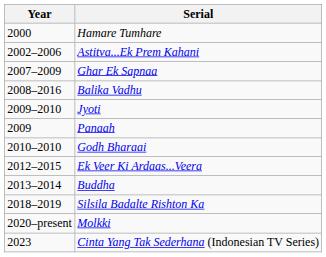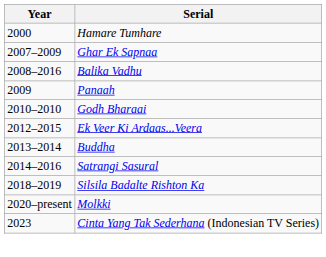- row: (138, 52)
- row: (89, 109)
+ row: (118, 166)
